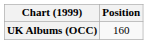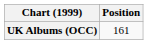(121, 30) 160 -> (121, 30) 161
